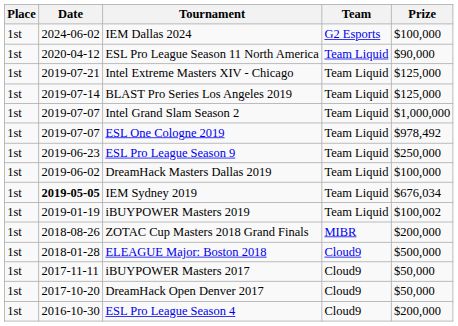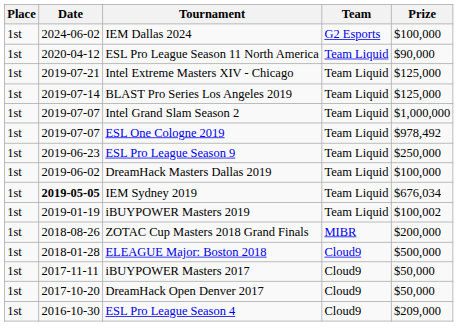(418, 311) $200,000 -> (418, 311) $209,000
